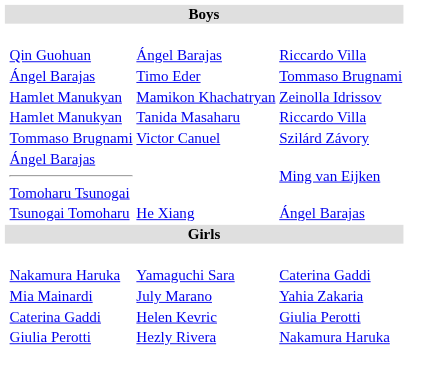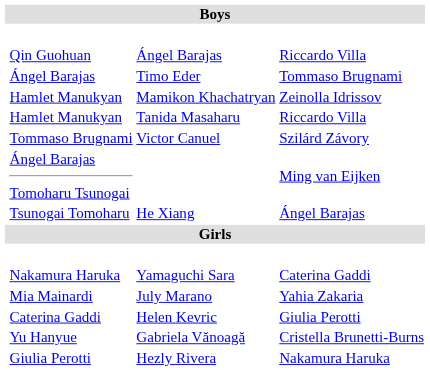+ row: (43, 337)
